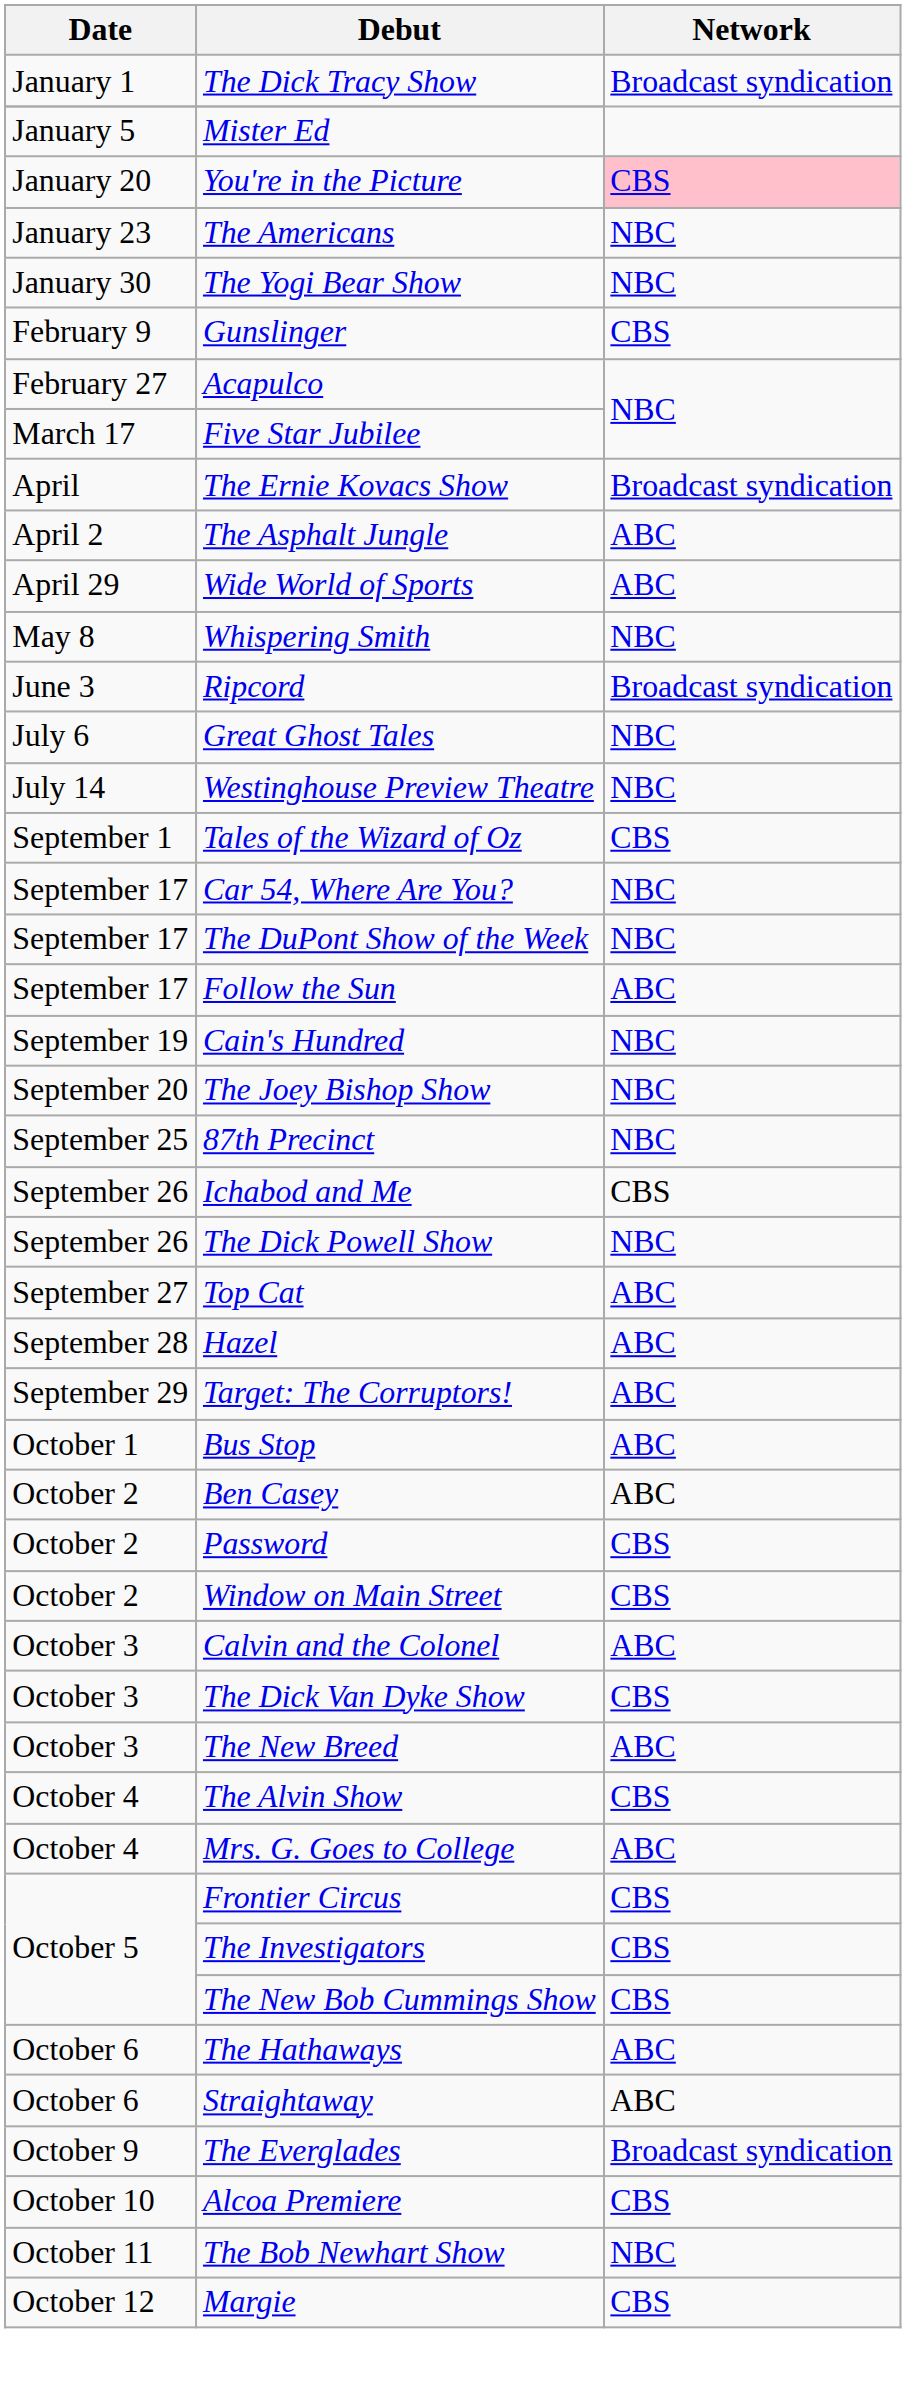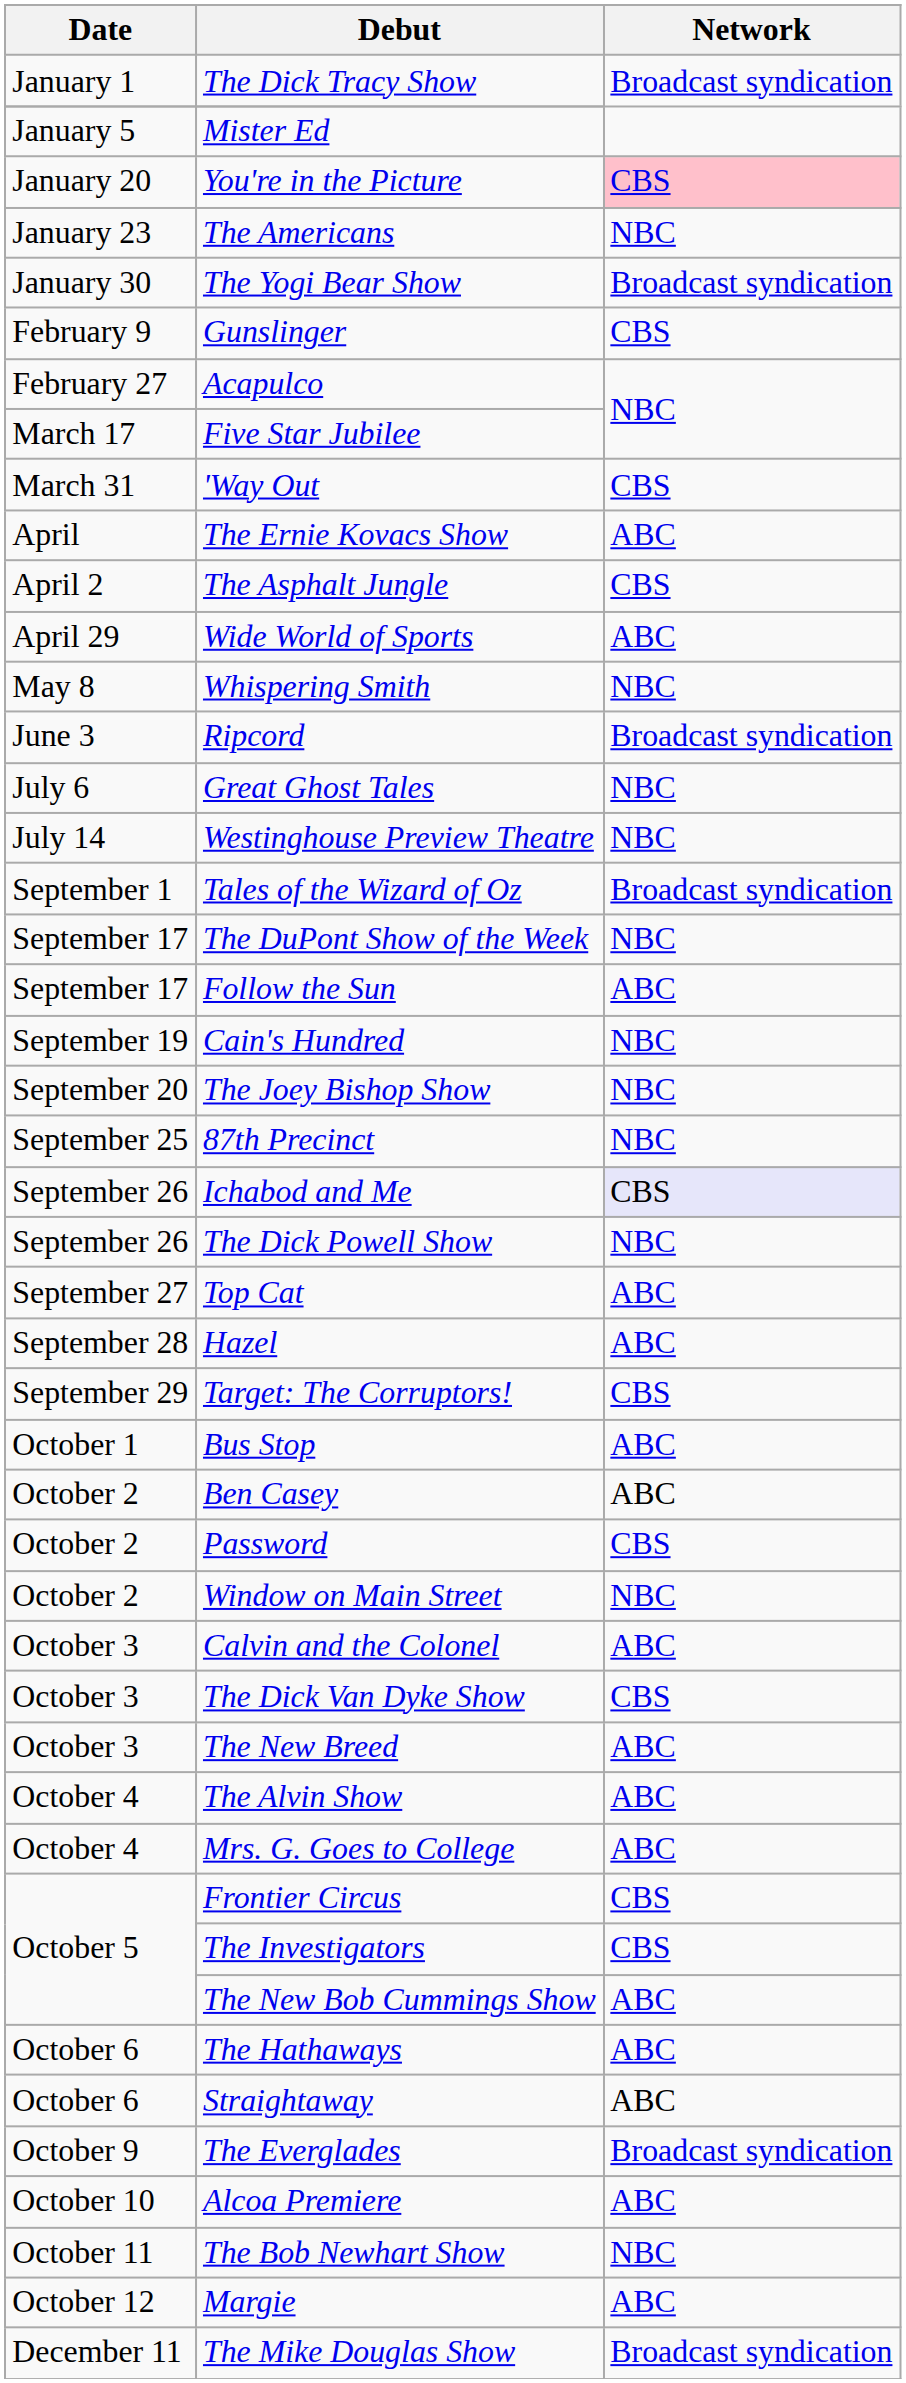(643, 282) NBC -> (751, 282) Broadcast syndication
+ row: (261, 484)
(751, 484) Broadcast syndication -> (643, 534) ABC
(643, 534) ABC -> (640, 585) CBS
(640, 837) CBS -> (751, 888) Broadcast syndication
- row: (358, 888)
(640, 1191) no background -> (640, 1191) lavender background
(643, 1393) ABC -> (640, 1393) CBS
(640, 1595) CBS -> (643, 1595) NBC
(640, 1797) CBS -> (643, 1797) ABC
(640, 1999) CBS -> (643, 1999) ABC
(640, 2201) CBS -> (643, 2201) ABC
(640, 2302) CBS -> (643, 2302) ABC
+ row: (359, 2352)
